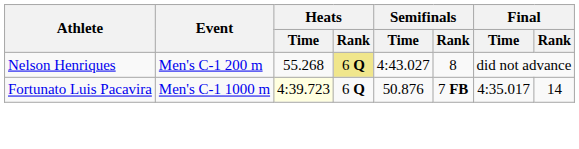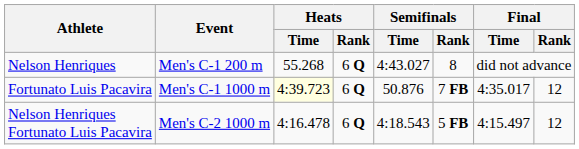(353, 65) khaki background -> (353, 65) no background
(554, 90) 14 -> (554, 90) 12
+ row: (80, 123)
